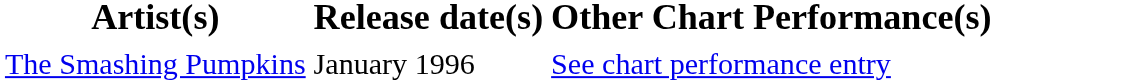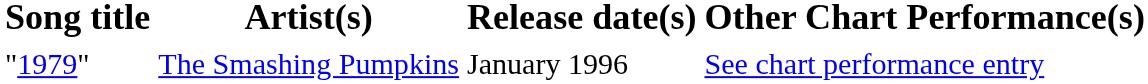+ column: (78, 17)
